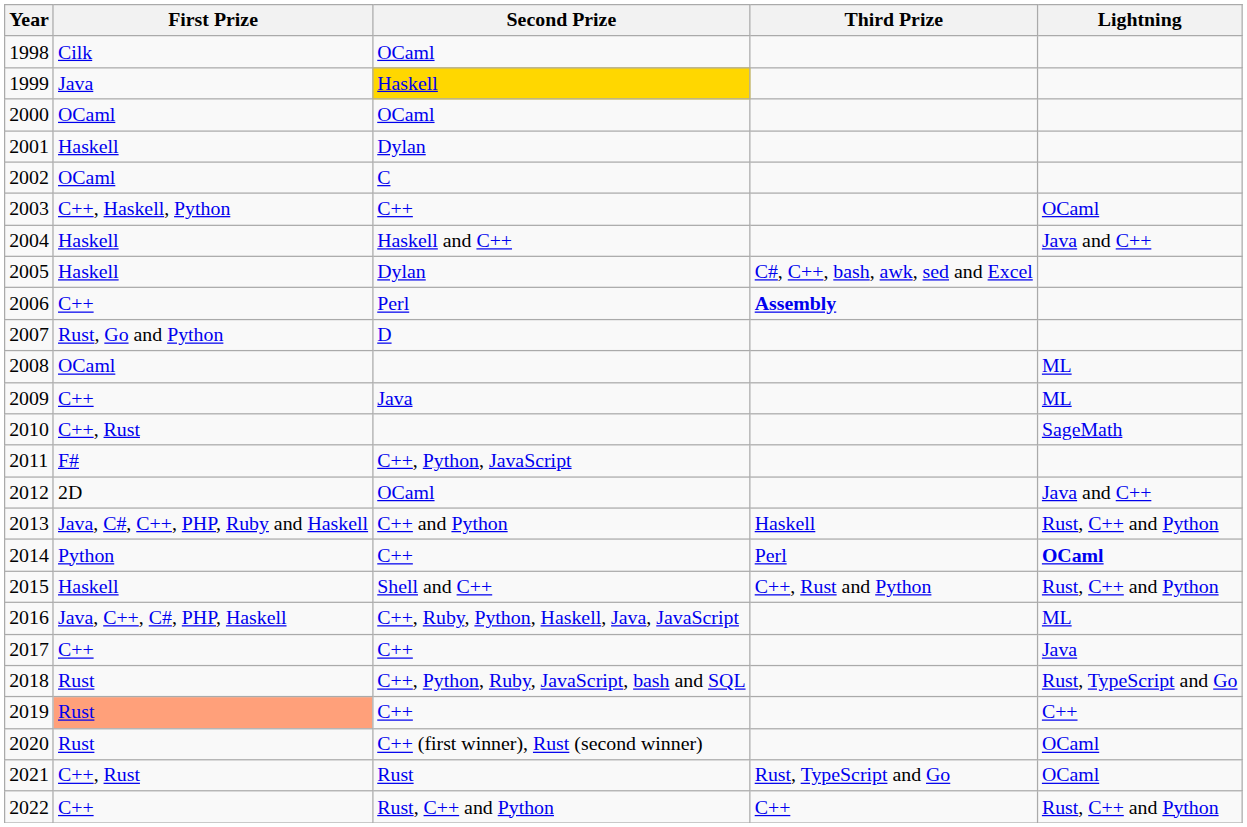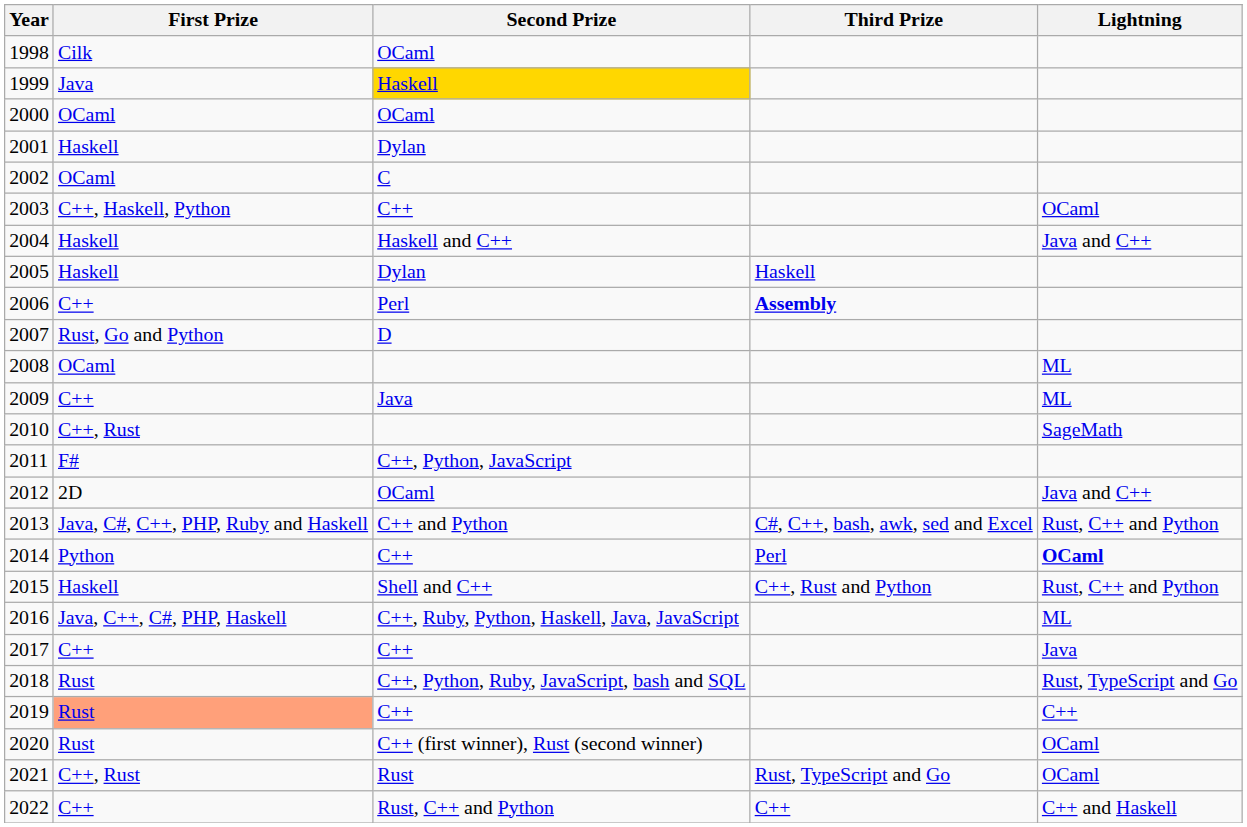(894, 271) C#, C++, bash, awk, sed and Excel -> (785, 271) Haskell
(785, 523) Haskell -> (894, 523) C#, C++, bash, awk, sed and Excel
(1130, 806) Rust, C++ and Python -> (1109, 806) C++ and Haskell
